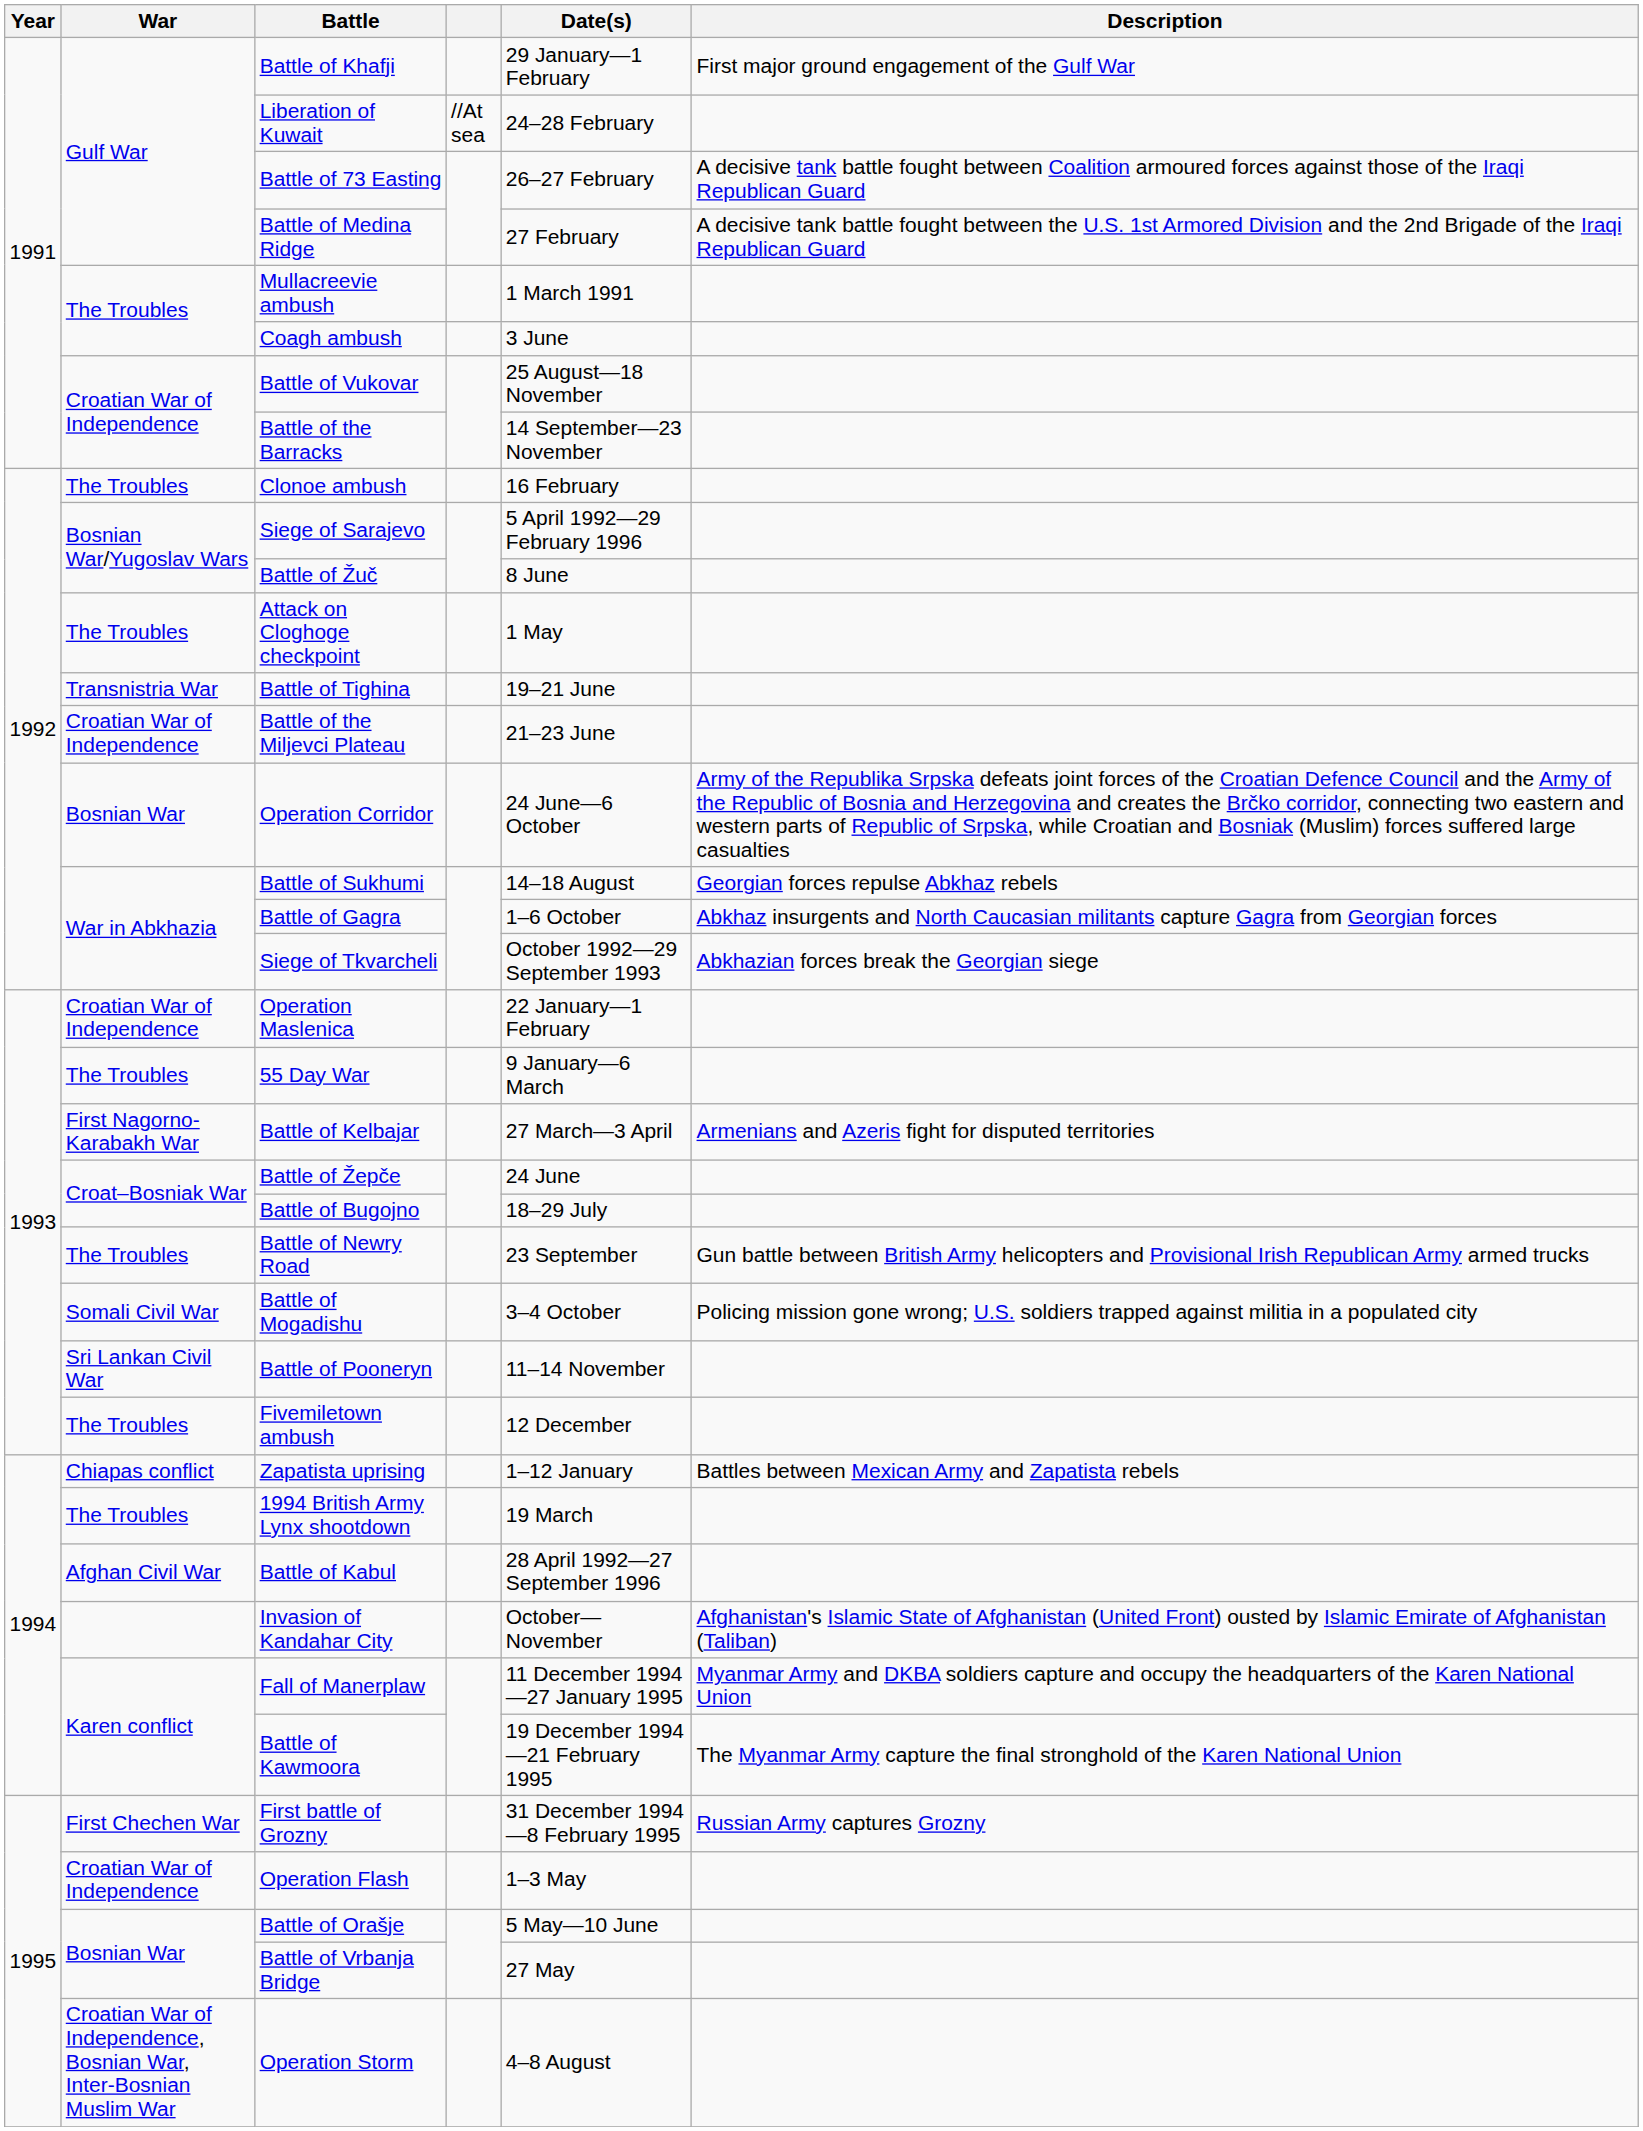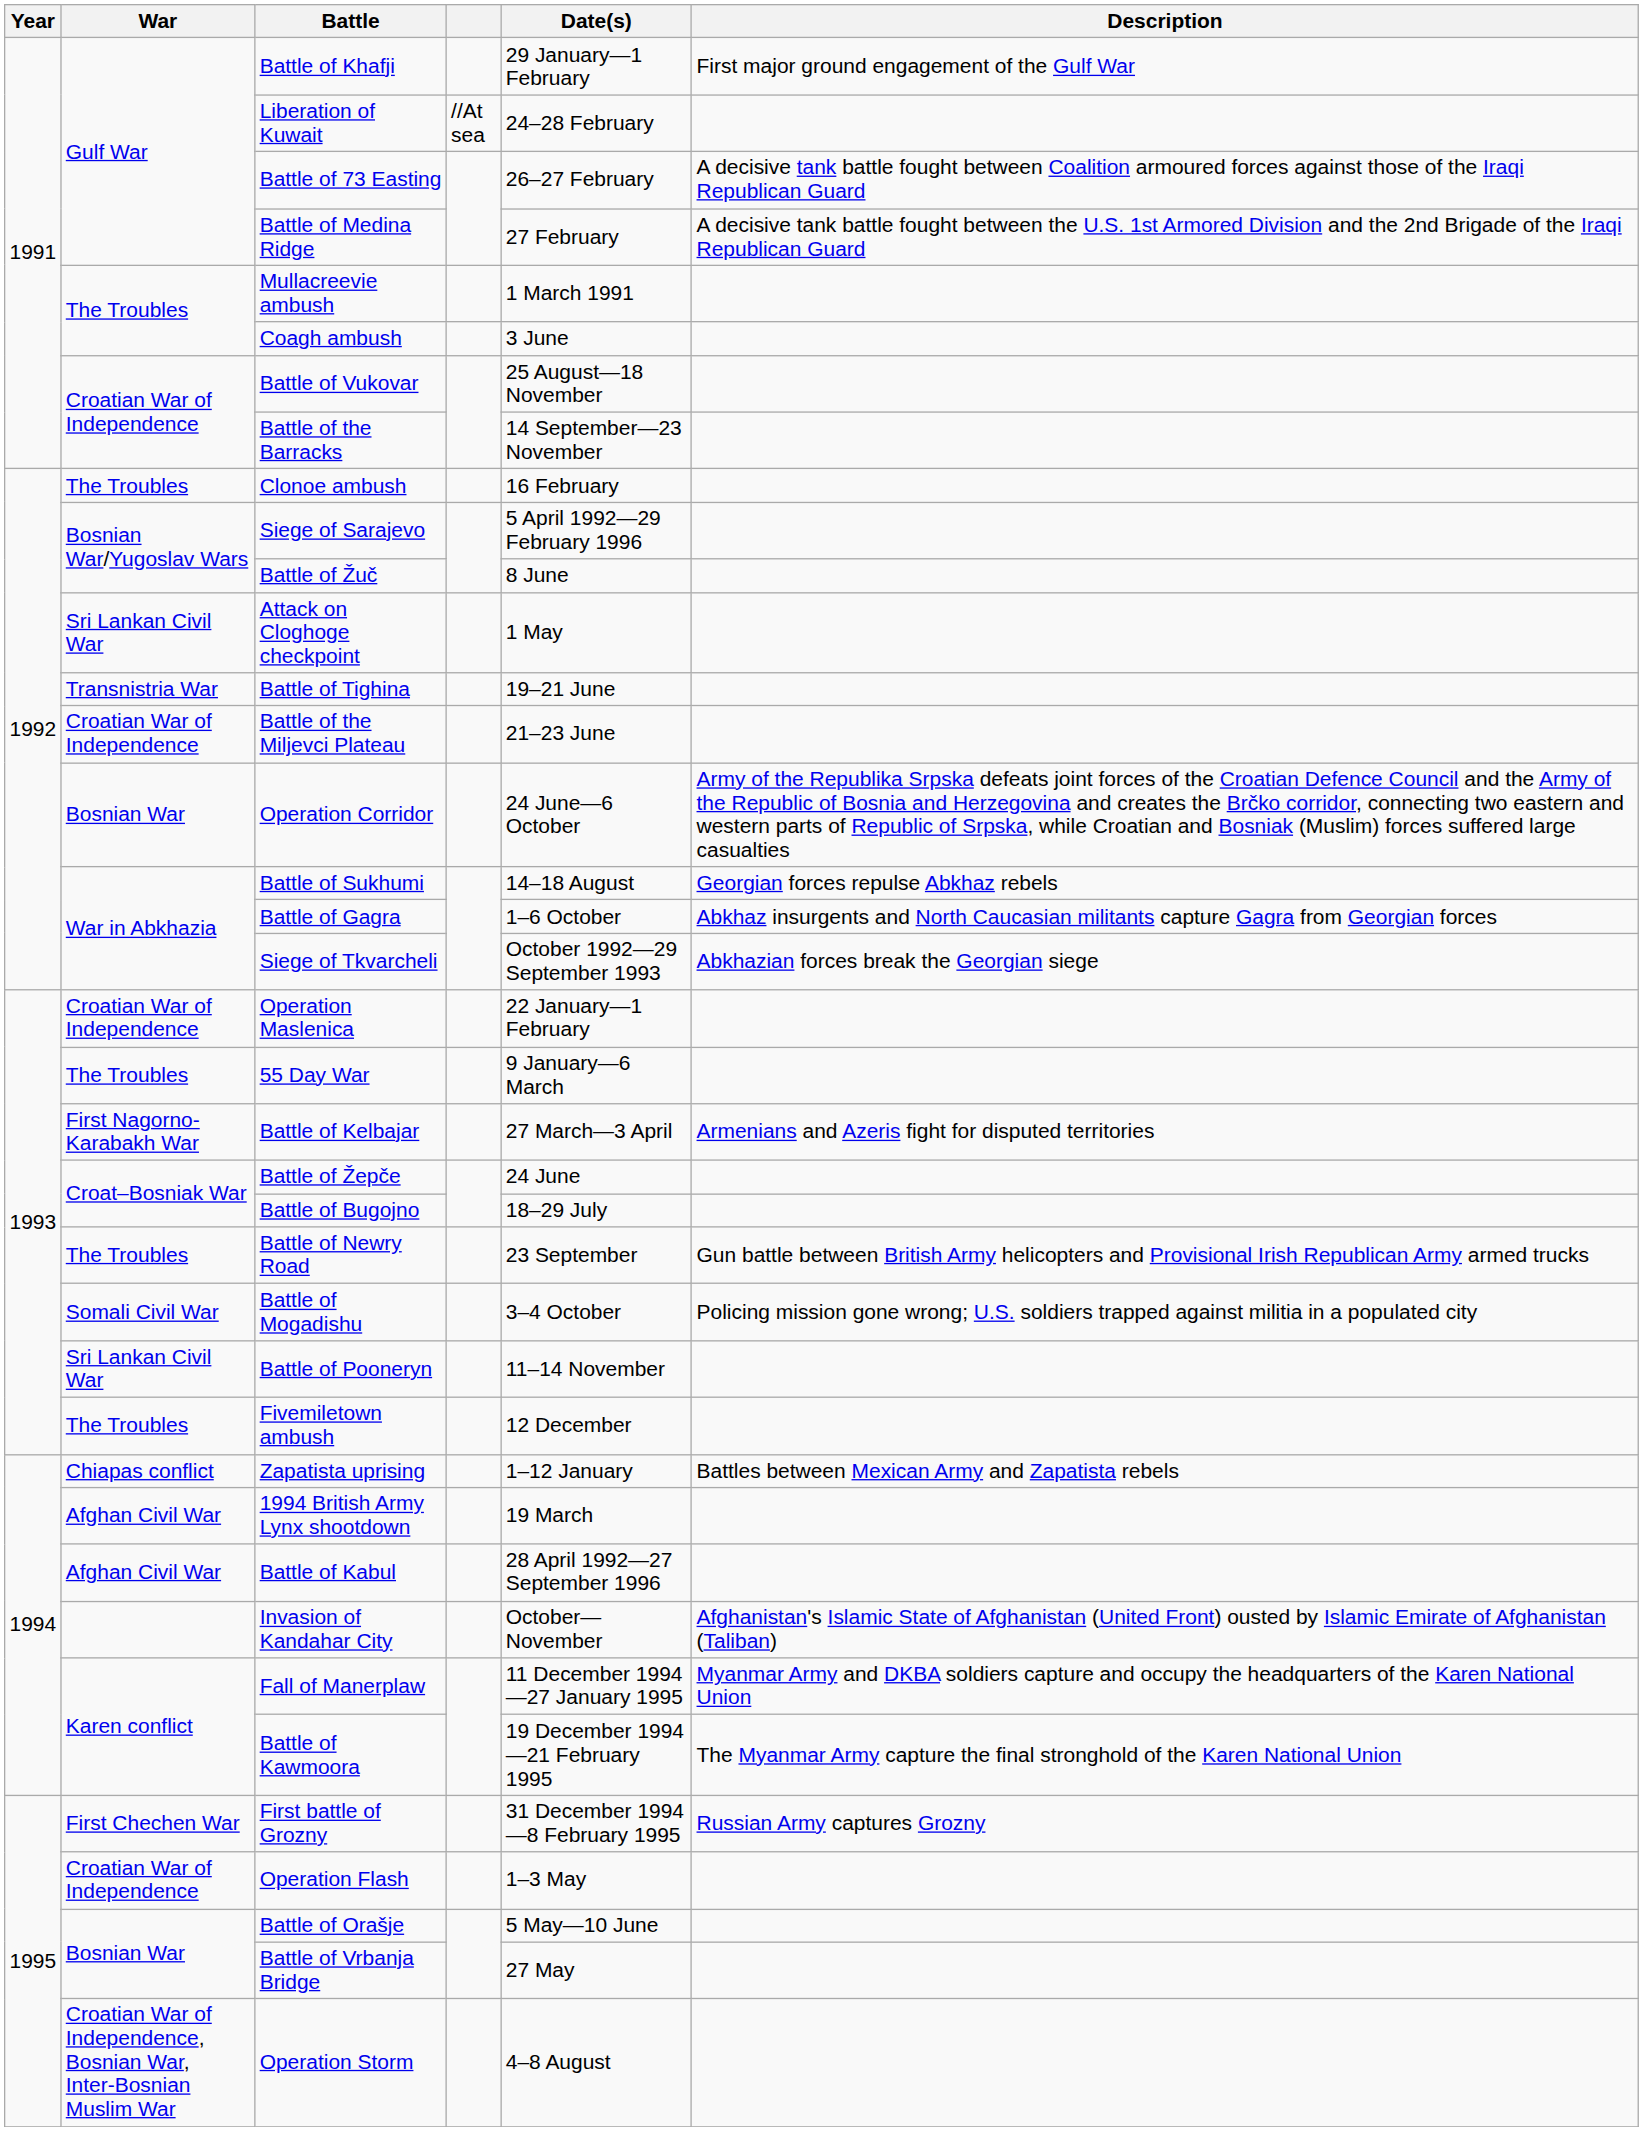(127, 632) The Troubles -> (139, 632) Sri Lankan Civil War
(127, 1515) The Troubles -> (143, 1515) Afghan Civil War
